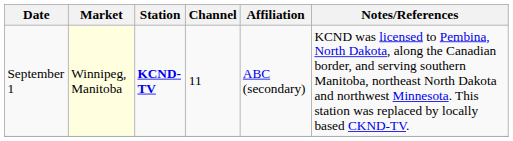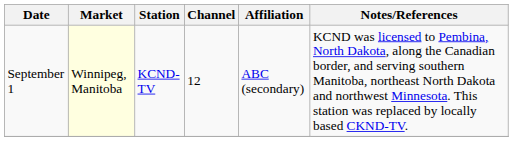(159, 80) bold -> (159, 80) normal
(195, 80) 11 -> (194, 80) 12
